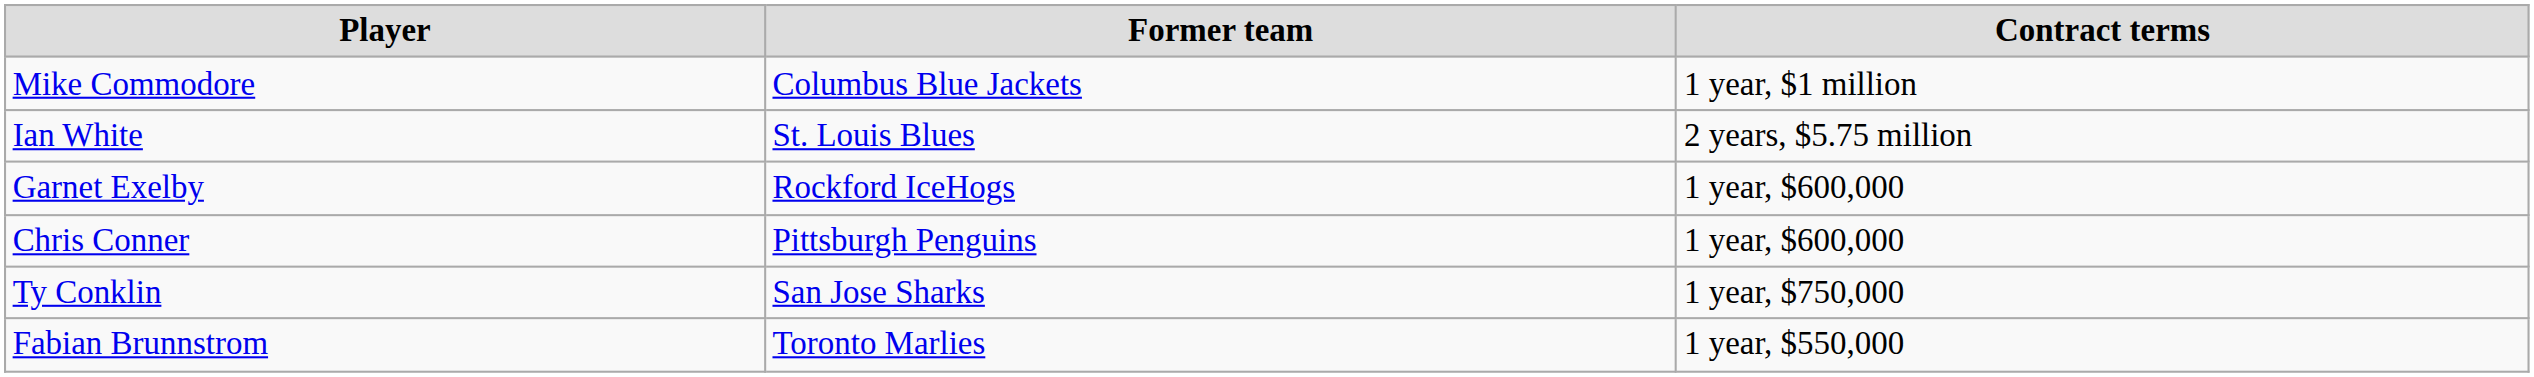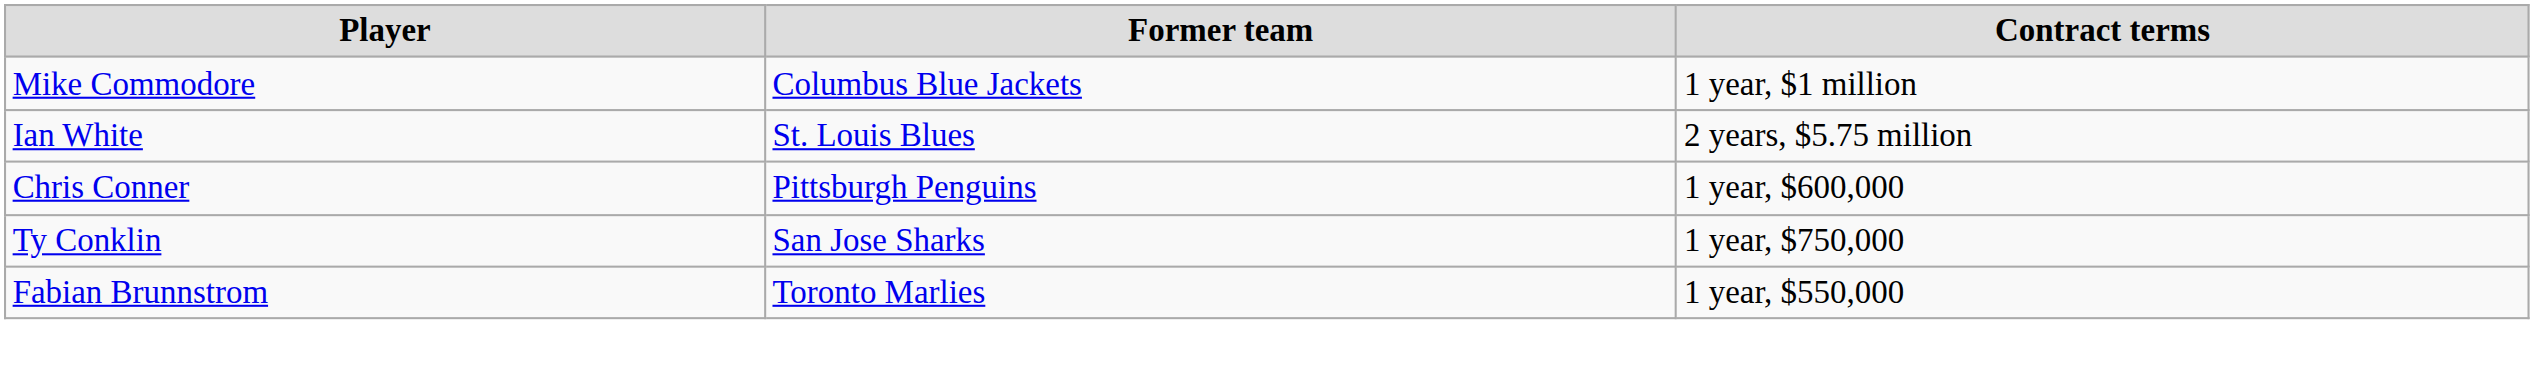- row: (108, 187)
